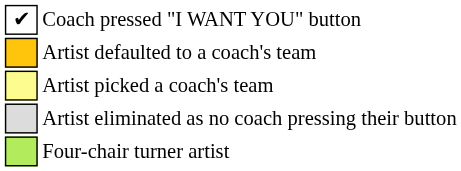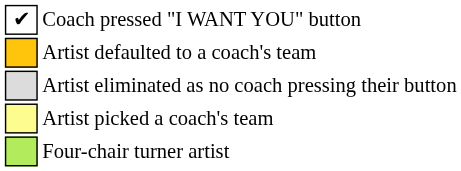rows swapped: (158, 85) <-> (250, 118)
